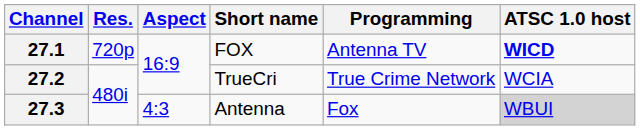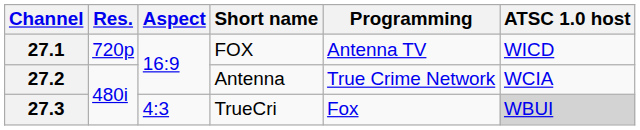(529, 49) bold -> (529, 49) normal
(246, 79) TrueCri -> (250, 79) Antenna
(250, 109) Antenna -> (246, 109) TrueCri
